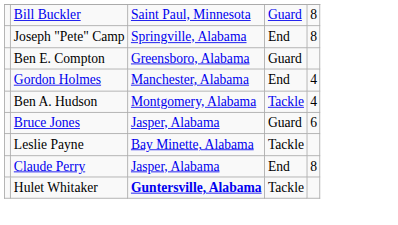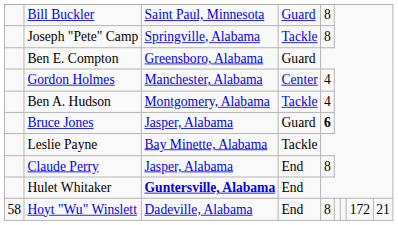(279, 36) End -> (300, 36) Tackle
(279, 79) End -> (300, 79) Center
(314, 123) normal -> (327, 123) bold
(286, 187) Tackle -> (292, 187) End
+ row: (82, 209)
